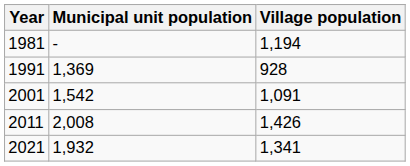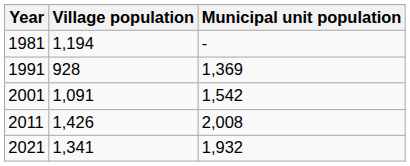columns swapped: (331, 17) <-> (152, 17)
